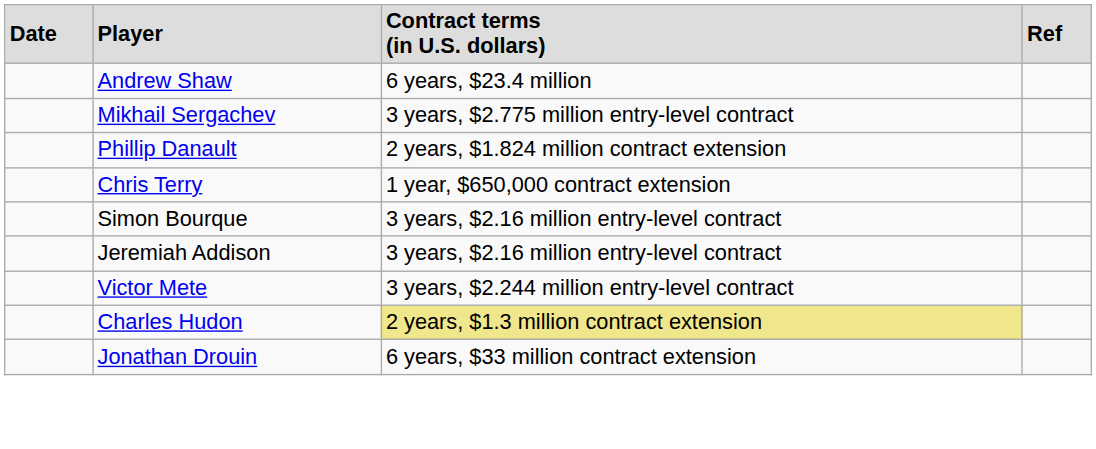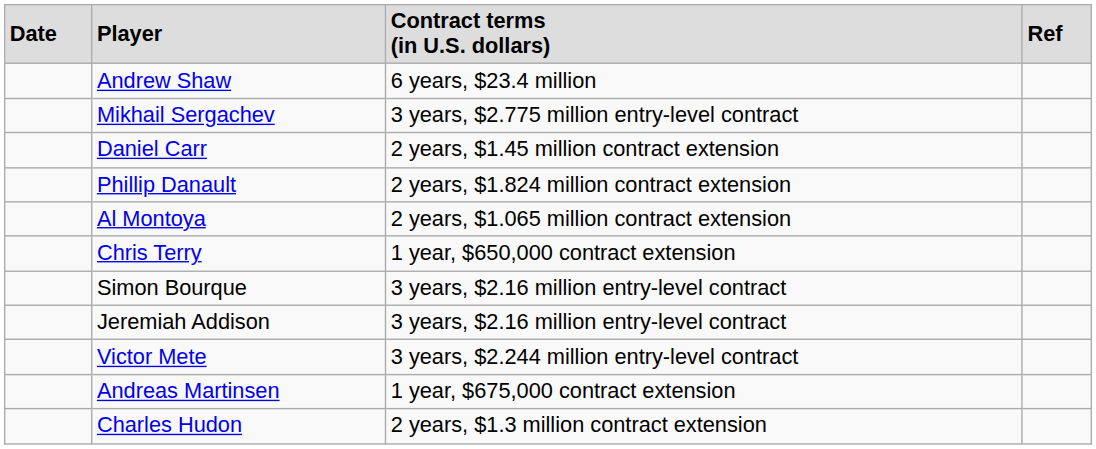+ row: (152, 149)
+ row: (151, 218)
+ row: (188, 391)
(574, 322) khaki background -> (579, 425) no background
- row: (177, 356)
